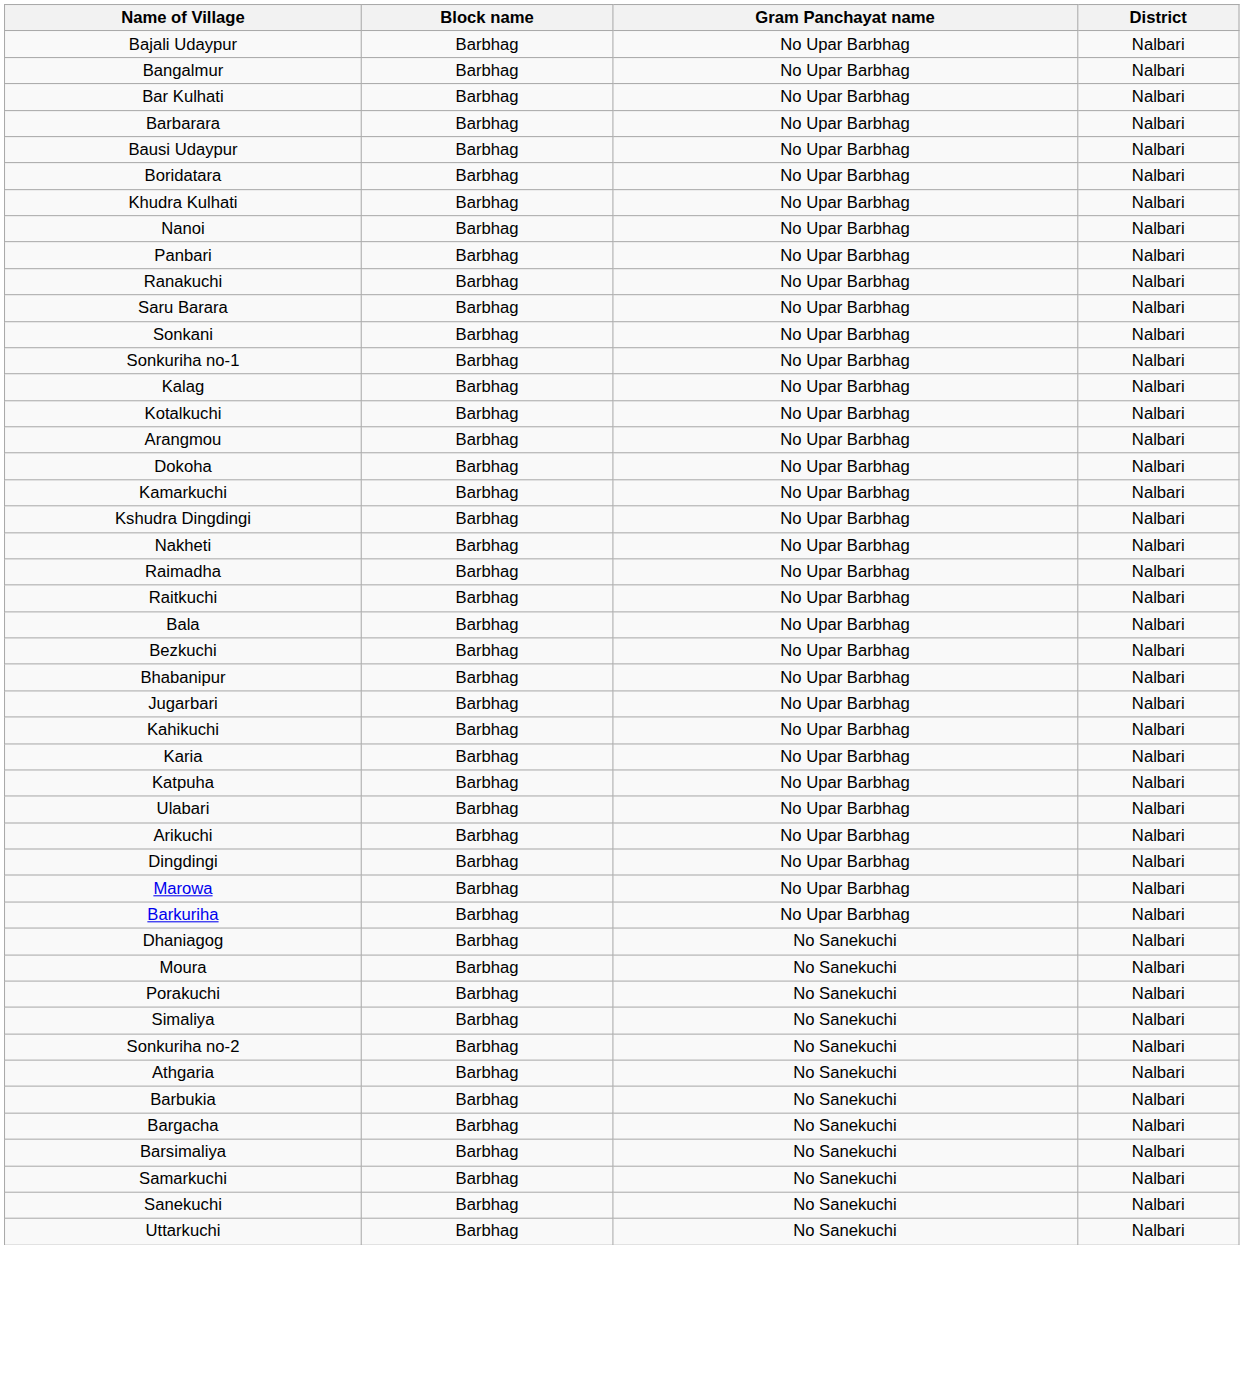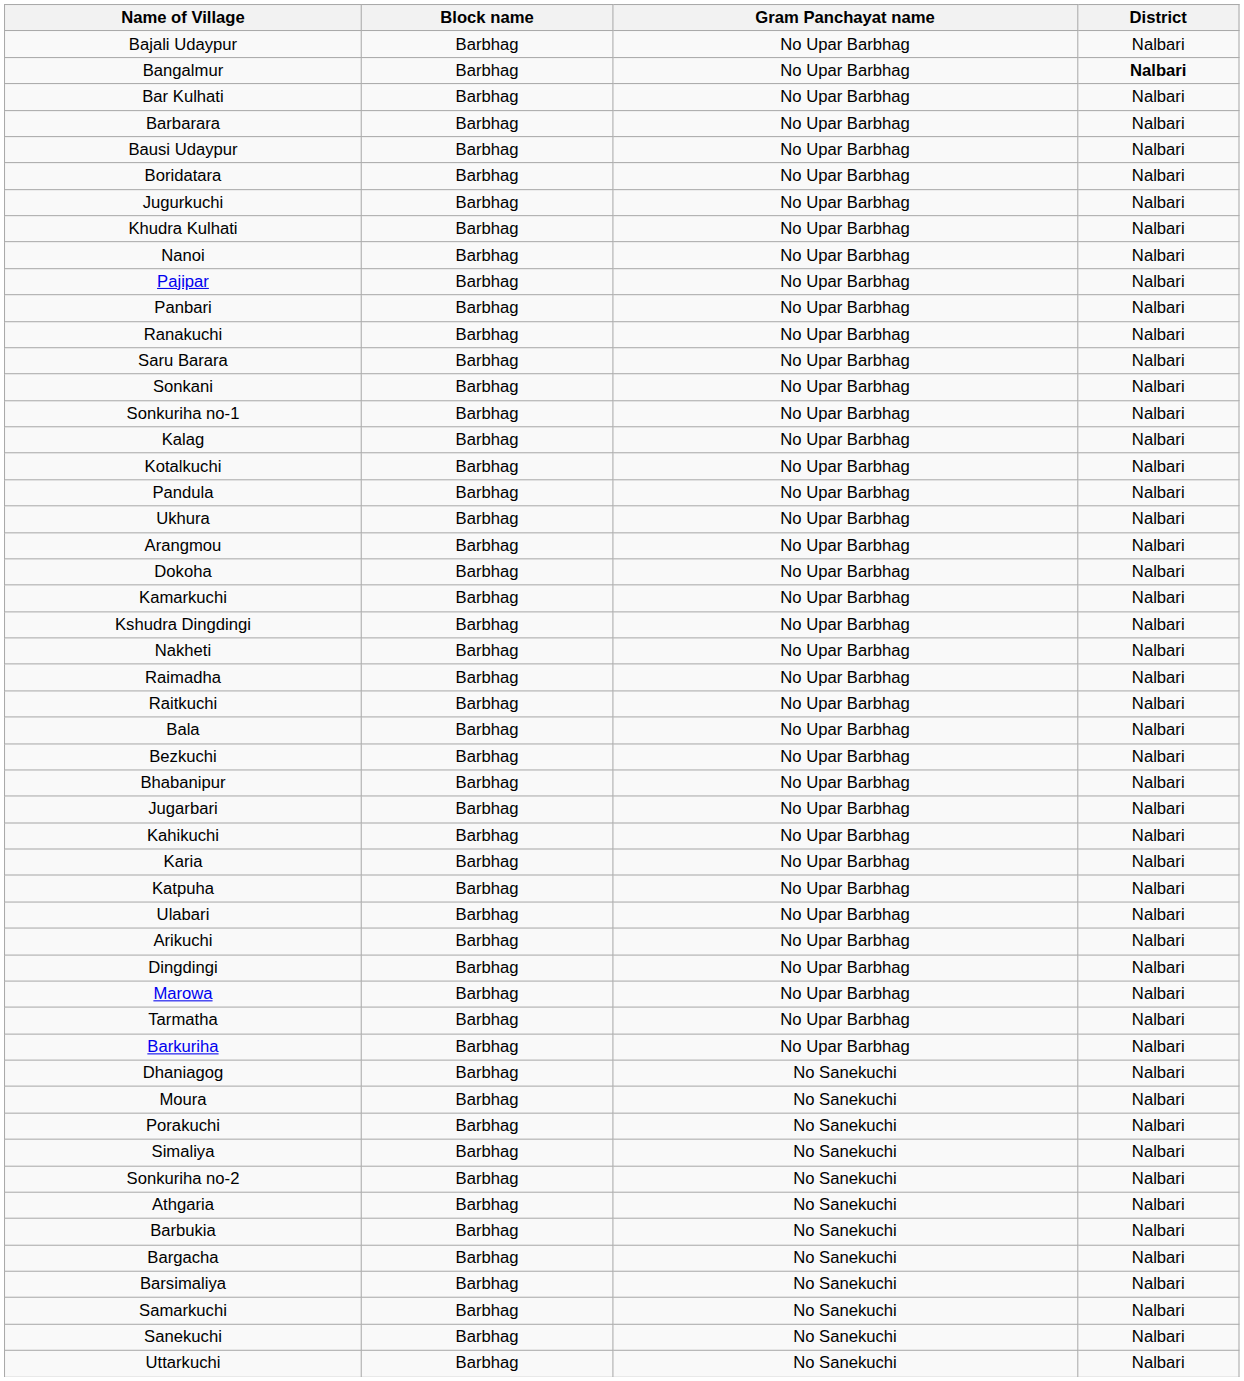(1158, 70) normal -> (1158, 70) bold
+ row: (183, 202)
+ row: (183, 281)
+ row: (183, 492)
+ row: (183, 519)
+ row: (183, 1020)
